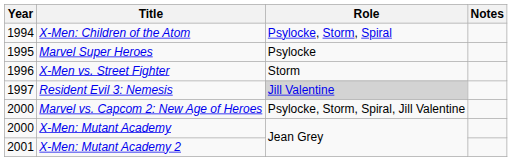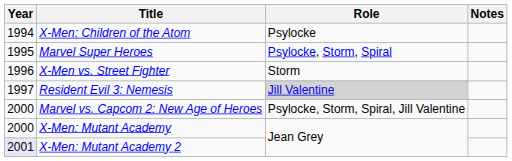(330, 33) Psylocke, Storm, Spiral -> (292, 33) Psylocke
(292, 52) Psylocke -> (330, 52) Psylocke, Storm, Spiral
(20, 147) no background -> (20, 147) lavender background
